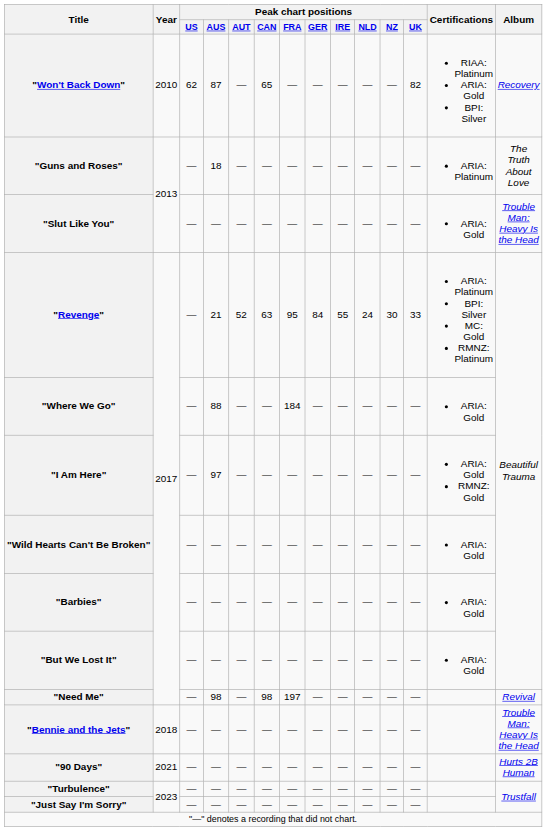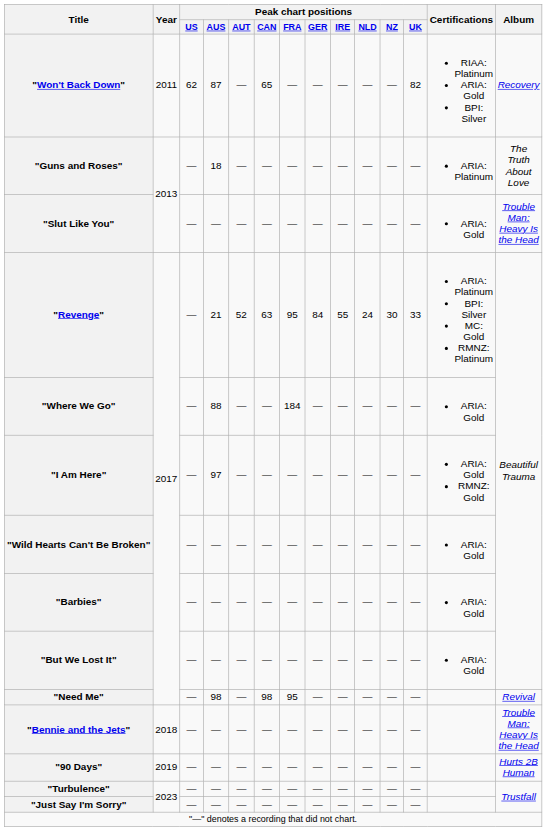(166, 85) 2010 -> (166, 85) 2011
(292, 697) 197 -> (292, 697) 95
(166, 767) 2021 -> (166, 767) 2019
